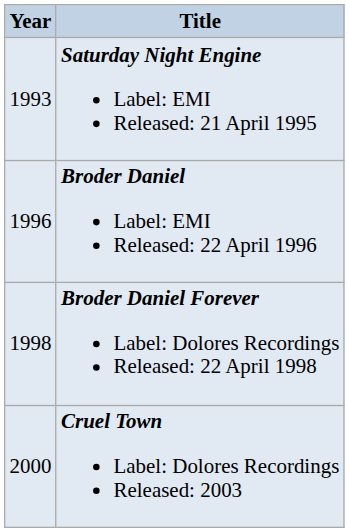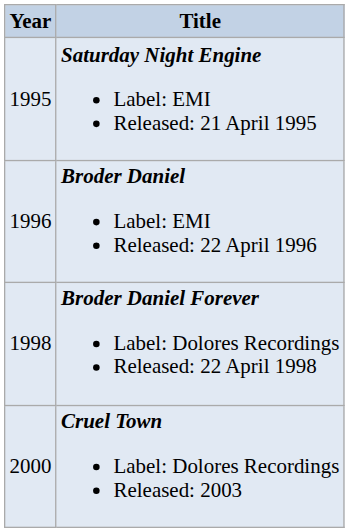(30, 98) 1993 -> (30, 98) 1995
